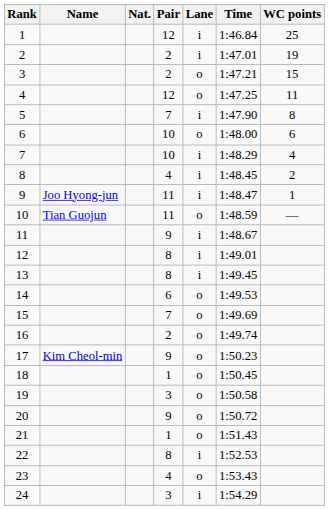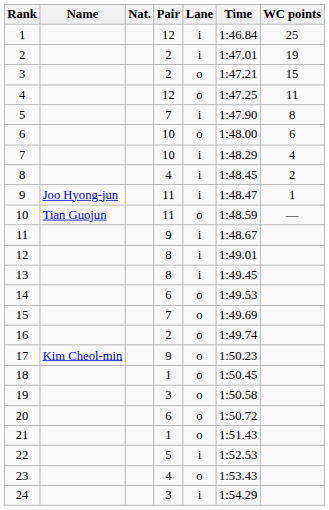(168, 415) 9 -> (168, 415) 6
(168, 455) 8 -> (168, 455) 5
